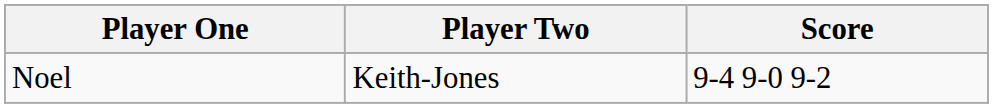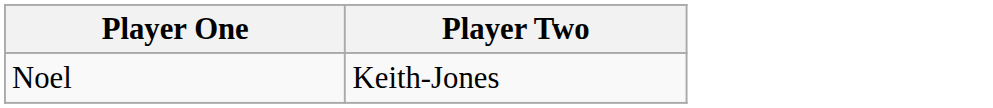- column: (837, 28)
